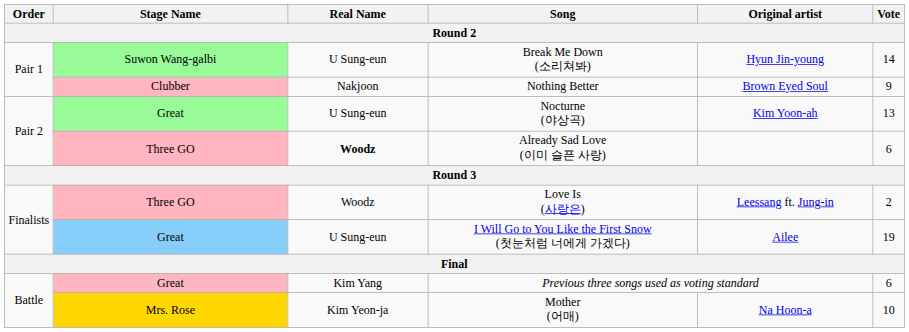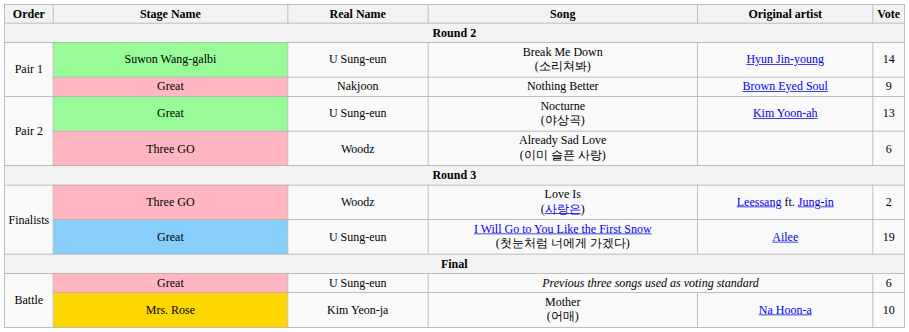(170, 86) Clubber -> (170, 86) Great
(358, 148) bold -> (358, 148) normal
(358, 283) Kim Yang -> (358, 283) U Sung-eun
